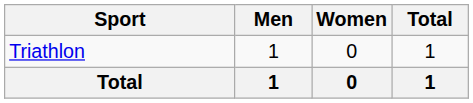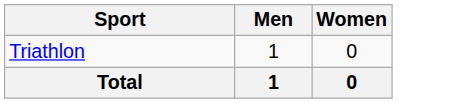- column: (430, 20)
